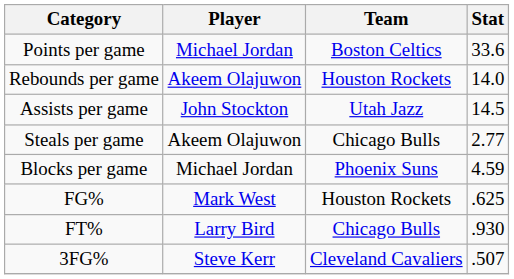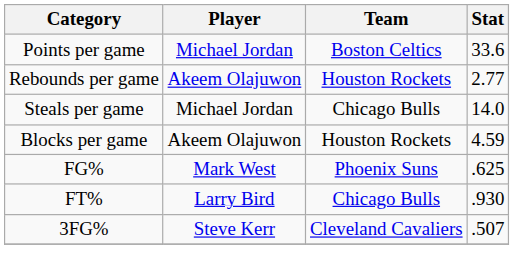(488, 79) 14.0 -> (488, 79) 2.77
- row: (84, 109)
(234, 139) Akeem Olajuwon -> (234, 109) Michael Jordan
(488, 139) 2.77 -> (488, 109) 14.0
(234, 169) Michael Jordan -> (234, 139) Akeem Olajuwon
(386, 169) Phoenix Suns -> (386, 139) Houston Rockets
(386, 199) Houston Rockets -> (386, 169) Phoenix Suns
